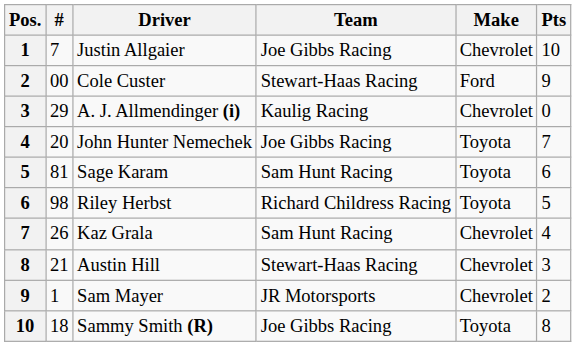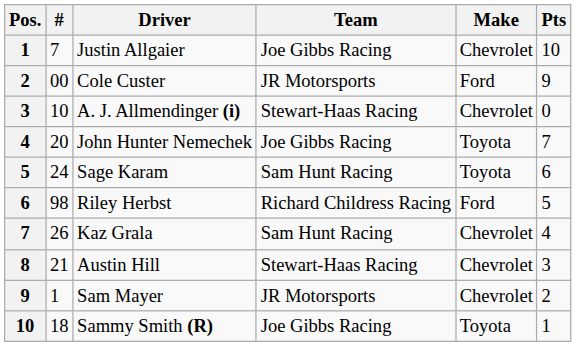(339, 81) Stewart-Haas Racing -> (318, 81) JR Motorsports
(59, 111) 29 -> (59, 111) 10
(314, 111) Kaulig Racing -> (339, 111) Stewart-Haas Racing
(59, 172) 81 -> (59, 172) 24
(485, 203) Toyota -> (477, 203) Ford
(546, 325) 8 -> (546, 325) 1
